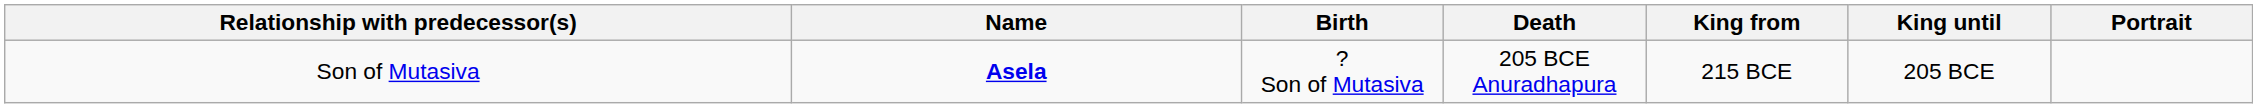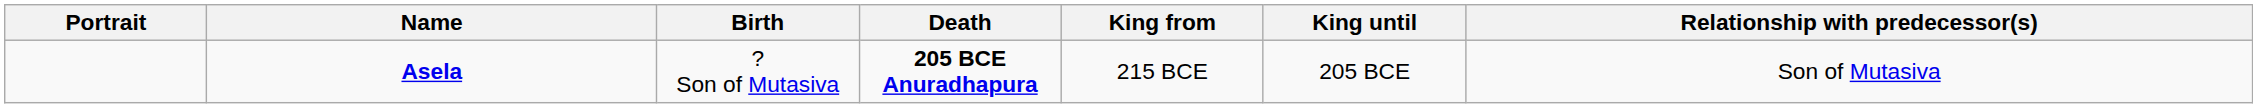columns swapped: (2151, 22) <-> (398, 22)
(1544, 71) normal -> (960, 71) bold
